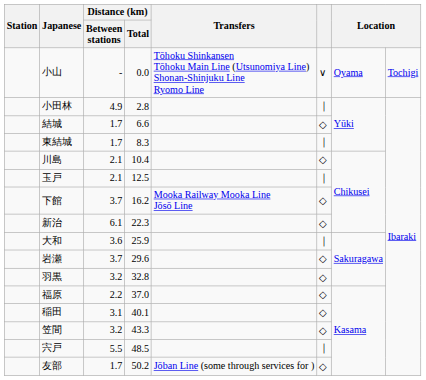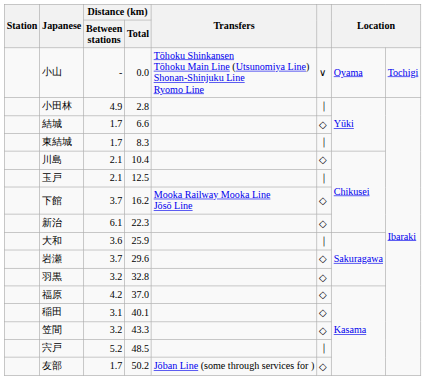(116, 294) 2.2 -> (116, 294) 4.2
(116, 348) 5.5 -> (116, 348) 5.2
